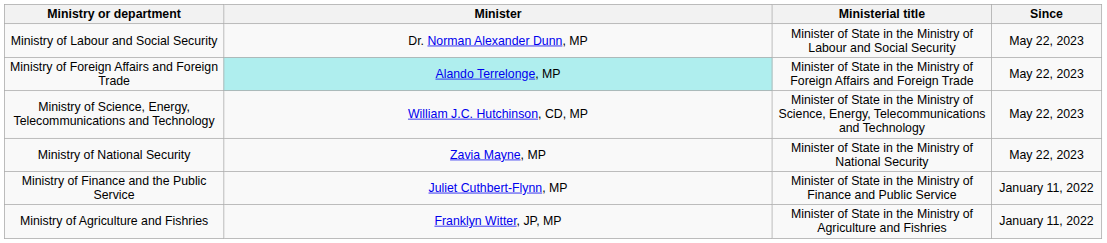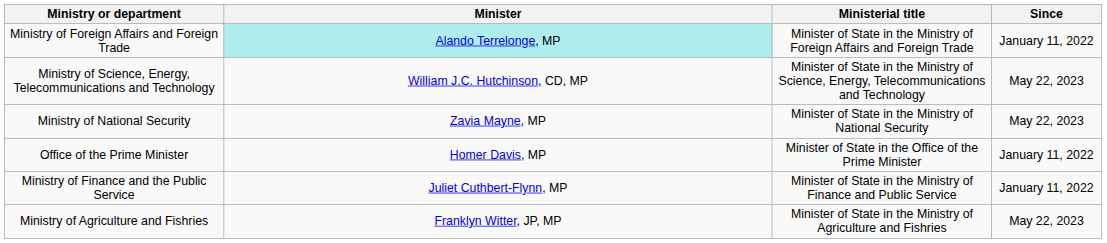- row: (114, 40)
(1046, 74) May 22, 2023 -> (1046, 40) January 11, 2022
+ row: (114, 154)
(1046, 221) January 11, 2022 -> (1046, 221) May 22, 2023
